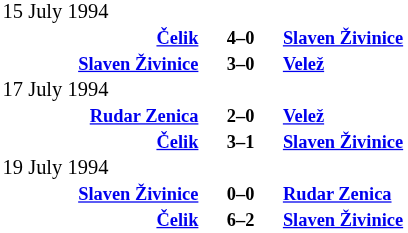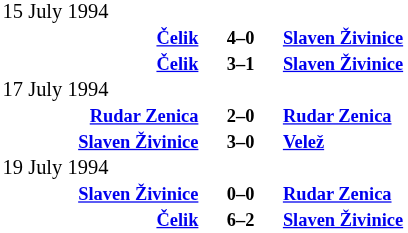rows swapped: (138, 63) <-> (177, 141)
(304, 116) Velež -> (337, 116) Rudar Zenica
